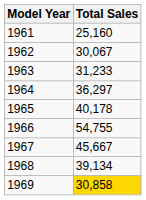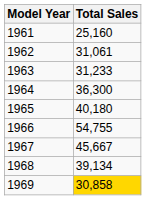(94, 52) 30,067 -> (94, 52) 31,061
(94, 90) 36,297 -> (94, 90) 36,300
(94, 109) 40,178 -> (94, 109) 40,180
